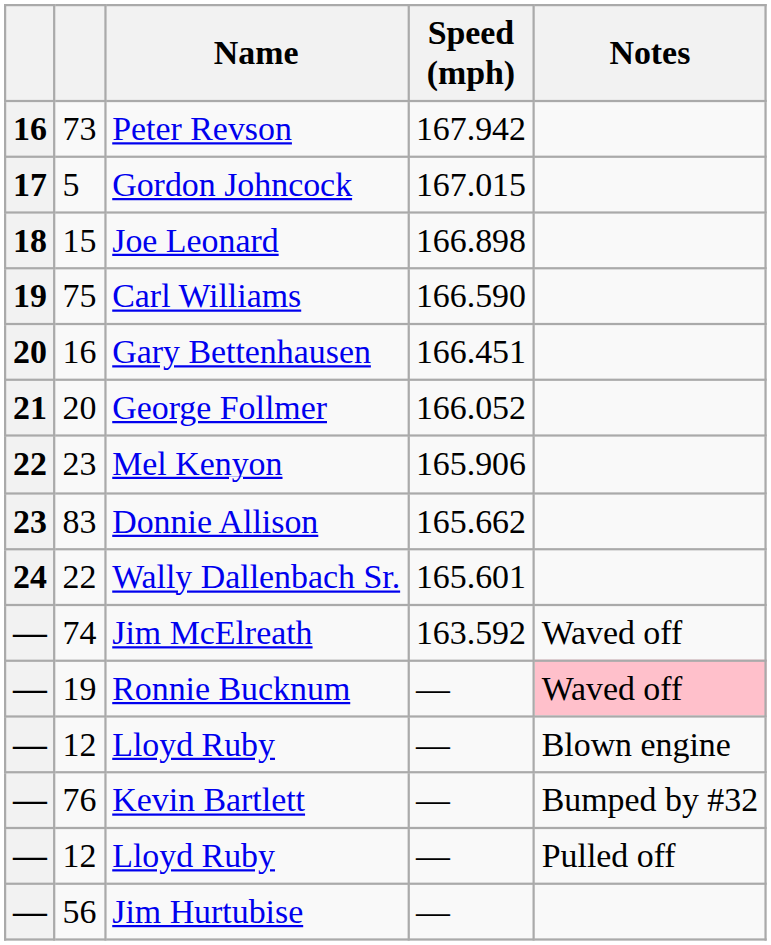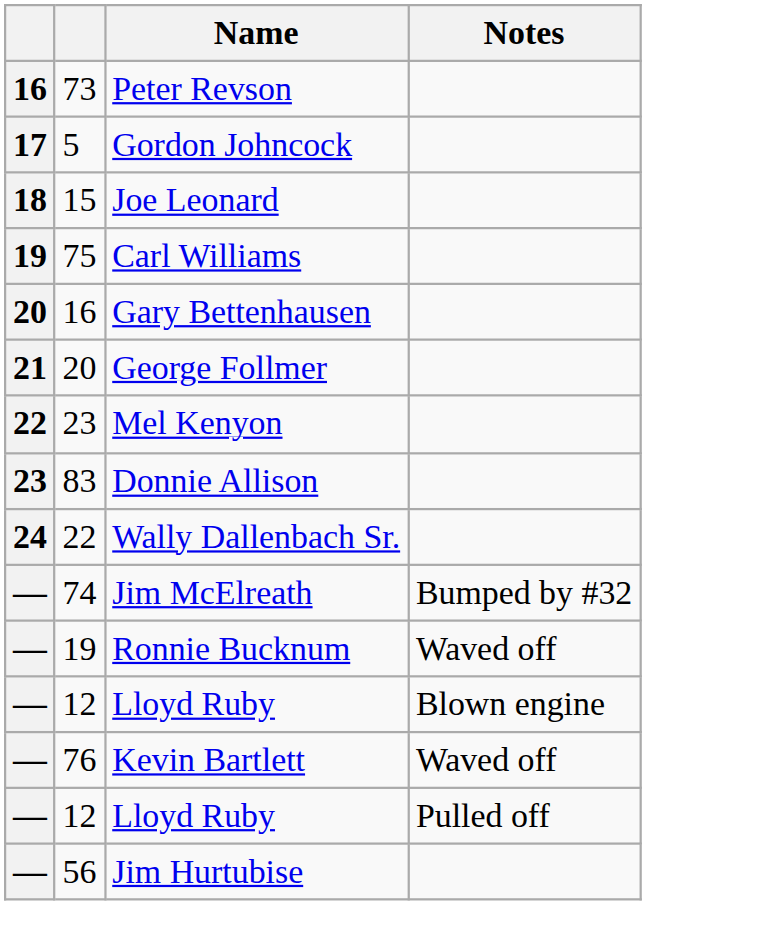- column: (471, 52)
(612, 631) Waved off -> (524, 591) Bumped by #32
(612, 687) pink background -> (486, 647) no background
(650, 799) Bumped by #32 -> (486, 759) Waved off
